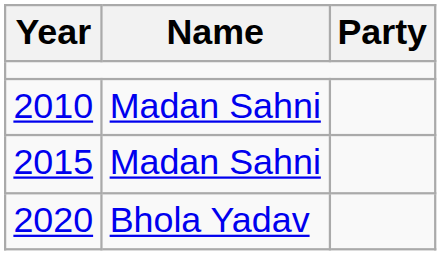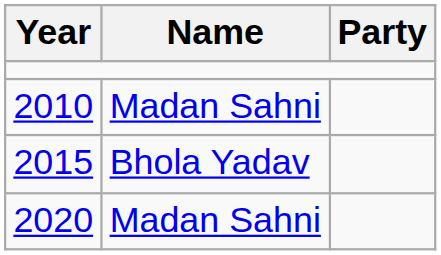(215, 163) Madan Sahni -> (210, 163) Bhola Yadav
(210, 219) Bhola Yadav -> (215, 219) Madan Sahni
